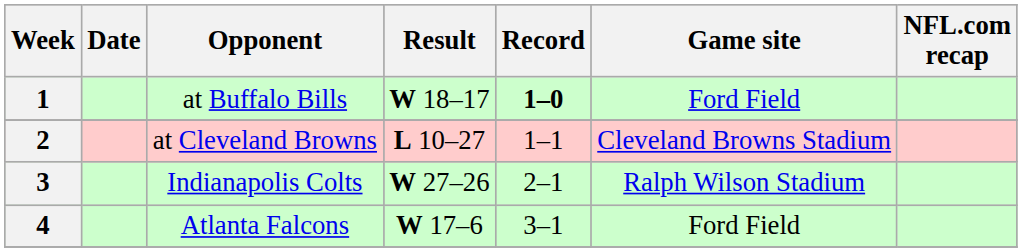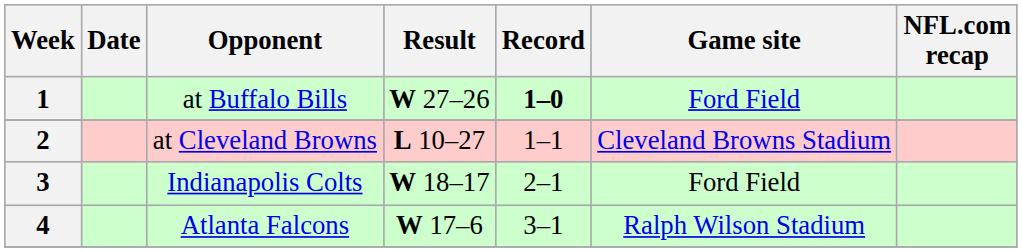(439, 98) W 18–17 -> (439, 98) W 27–26
(439, 182) W 27–26 -> (439, 182) W 18–17
(744, 182) Ralph Wilson Stadium -> (744, 182) Ford Field
(744, 225) Ford Field -> (744, 225) Ralph Wilson Stadium
